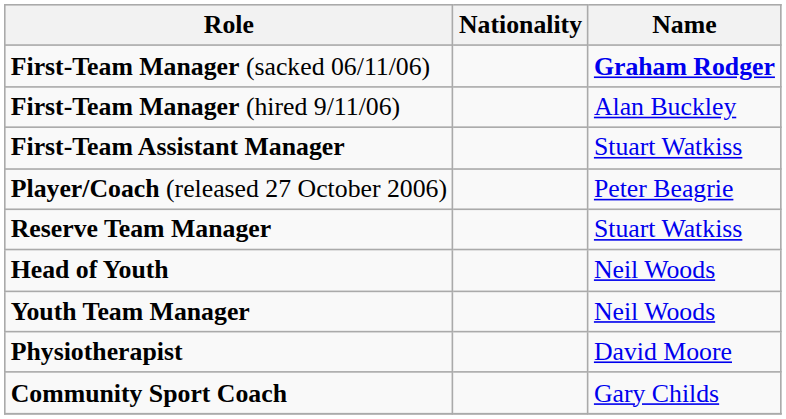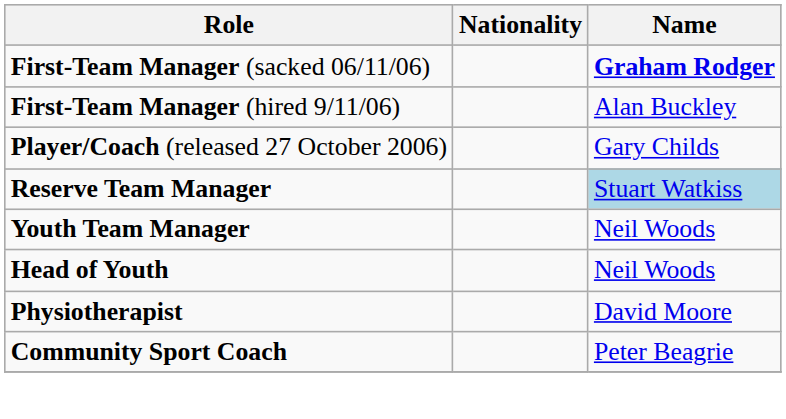- row: (178, 147)
(664, 188) Peter Beagrie -> (657, 147) Gary Childs
(668, 229) no background -> (668, 188) lightblue background
rows swapped: (90, 270) <-> (130, 310)
(657, 392) Gary Childs -> (664, 351) Peter Beagrie
